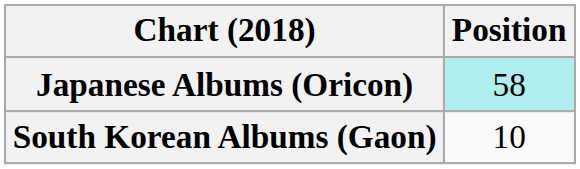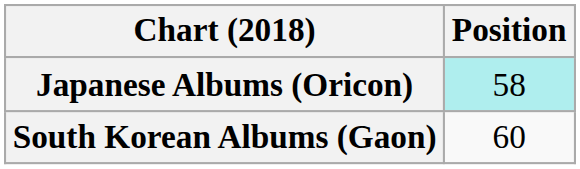(509, 136) 10 -> (509, 136) 60
